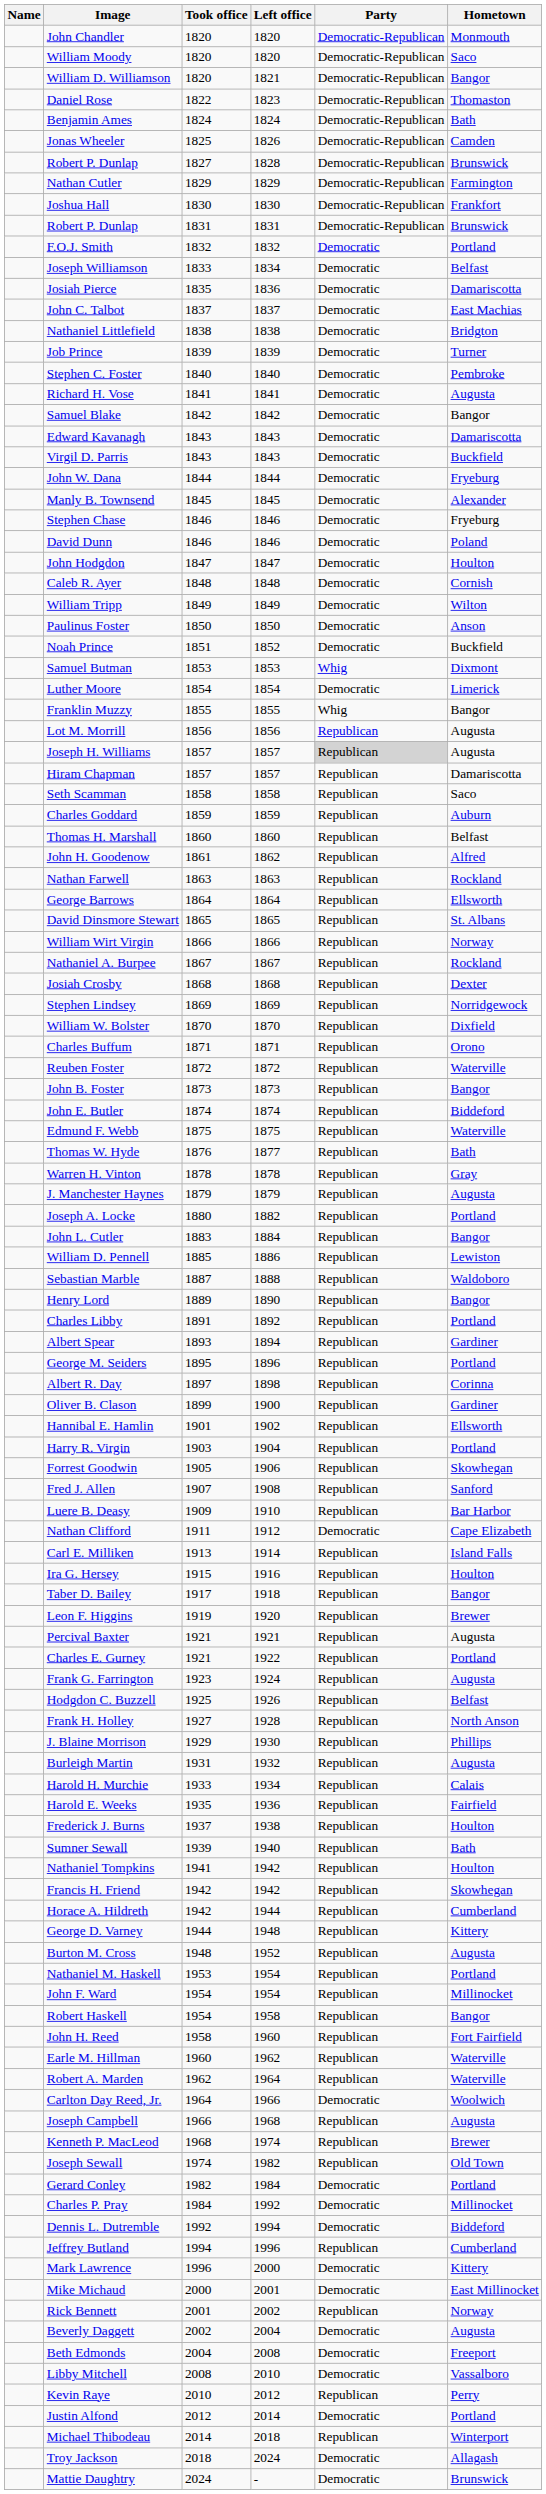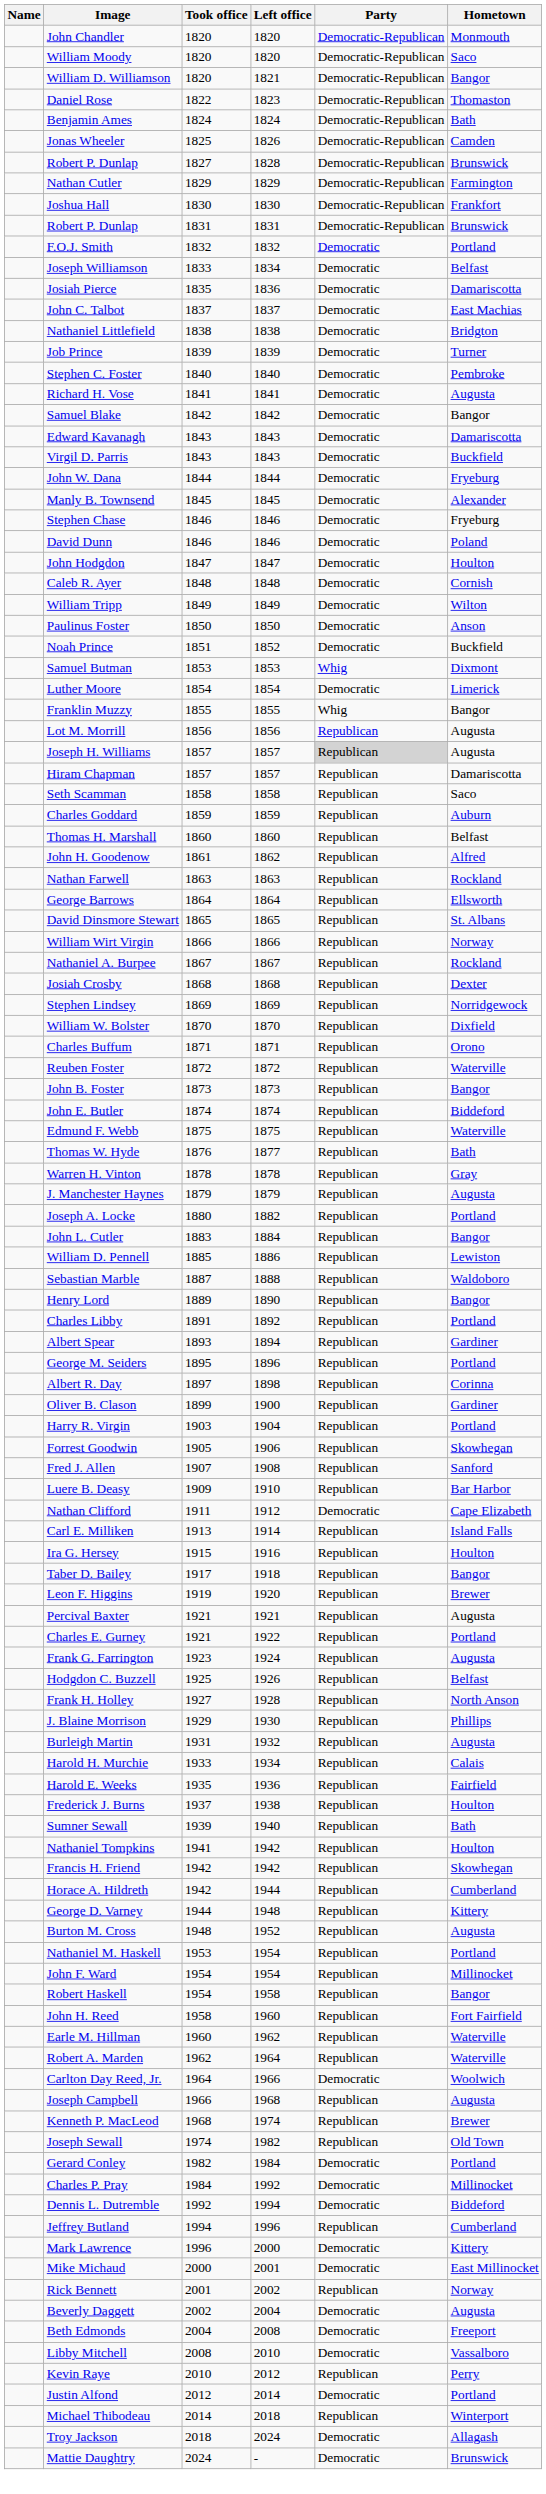- row: (100, 1426)
